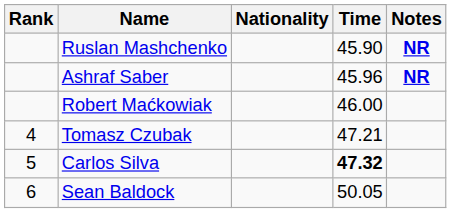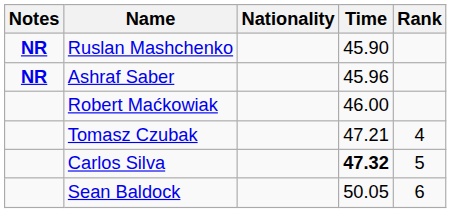columns swapped: (31, 18) <-> (417, 18)
